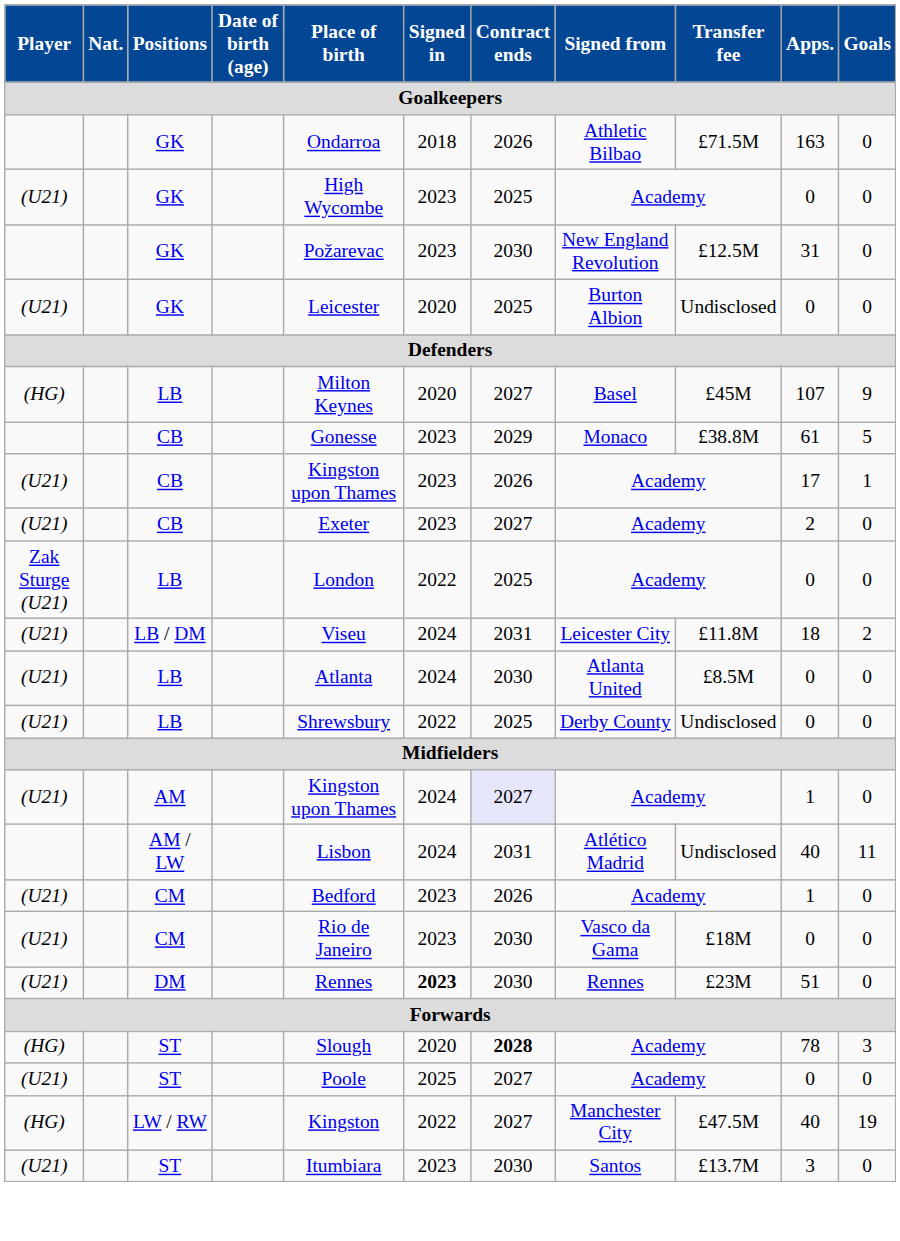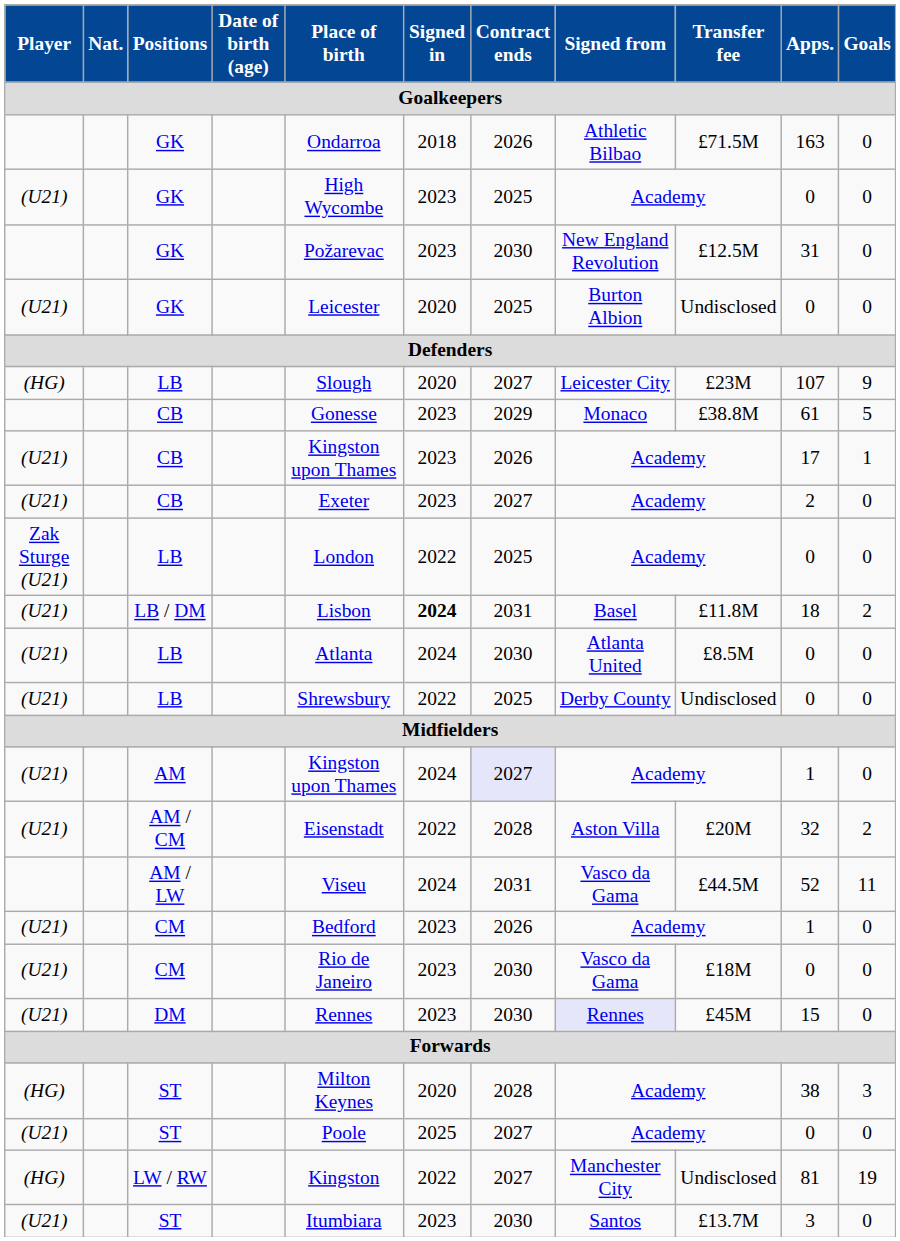(344, 393) Milton Keynes -> (344, 382) Slough
(615, 393) Basel -> (615, 382) Leicester City
(728, 393) £45M -> (728, 382) £23M
(344, 633) Viseu -> (344, 611) Lisbon
(437, 633) normal -> (437, 611) bold
(615, 633) Leicester City -> (615, 611) Basel
+ row: (44, 828)
(344, 851) Lisbon -> (344, 883) Viseu
(615, 851) Atlético Madrid -> (615, 883) Vasco da Gama
(728, 851) Undisclosed -> (728, 883) £44.5M
(810, 851) 40 -> (810, 883) 52
(437, 982) bold -> (437, 1014) normal
(615, 982) no background -> (615, 1014) lavender background
(728, 982) £23M -> (728, 1014) £45M
(810, 982) 51 -> (810, 1014) 15
(344, 1046) Slough -> (344, 1089) Milton Keynes
(513, 1046) bold -> (513, 1089) normal
(810, 1046) 78 -> (810, 1089) 38
(728, 1121) £47.5M -> (728, 1176) Undisclosed
(810, 1121) 40 -> (810, 1176) 81
